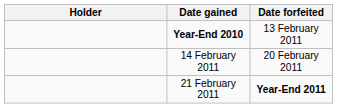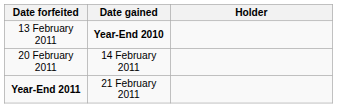columns swapped: (86, 13) <-> (291, 13)
